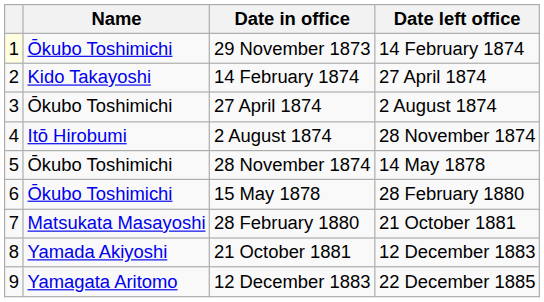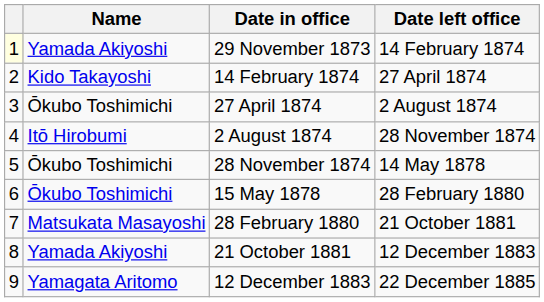(100, 48) Ōkubo Toshimichi -> (97, 48) Yamada Akiyoshi
